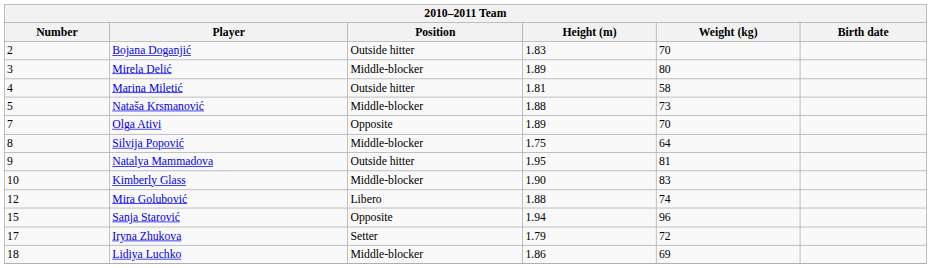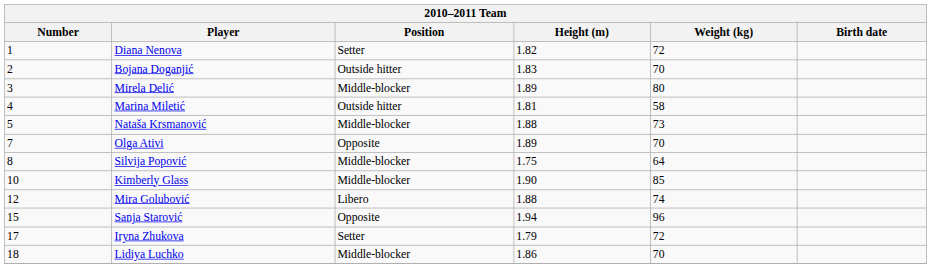+ row: (148, 50)
- row: (163, 161)
(665, 180) 83 -> (659, 180) 85
(665, 254) 69 -> (659, 254) 70
